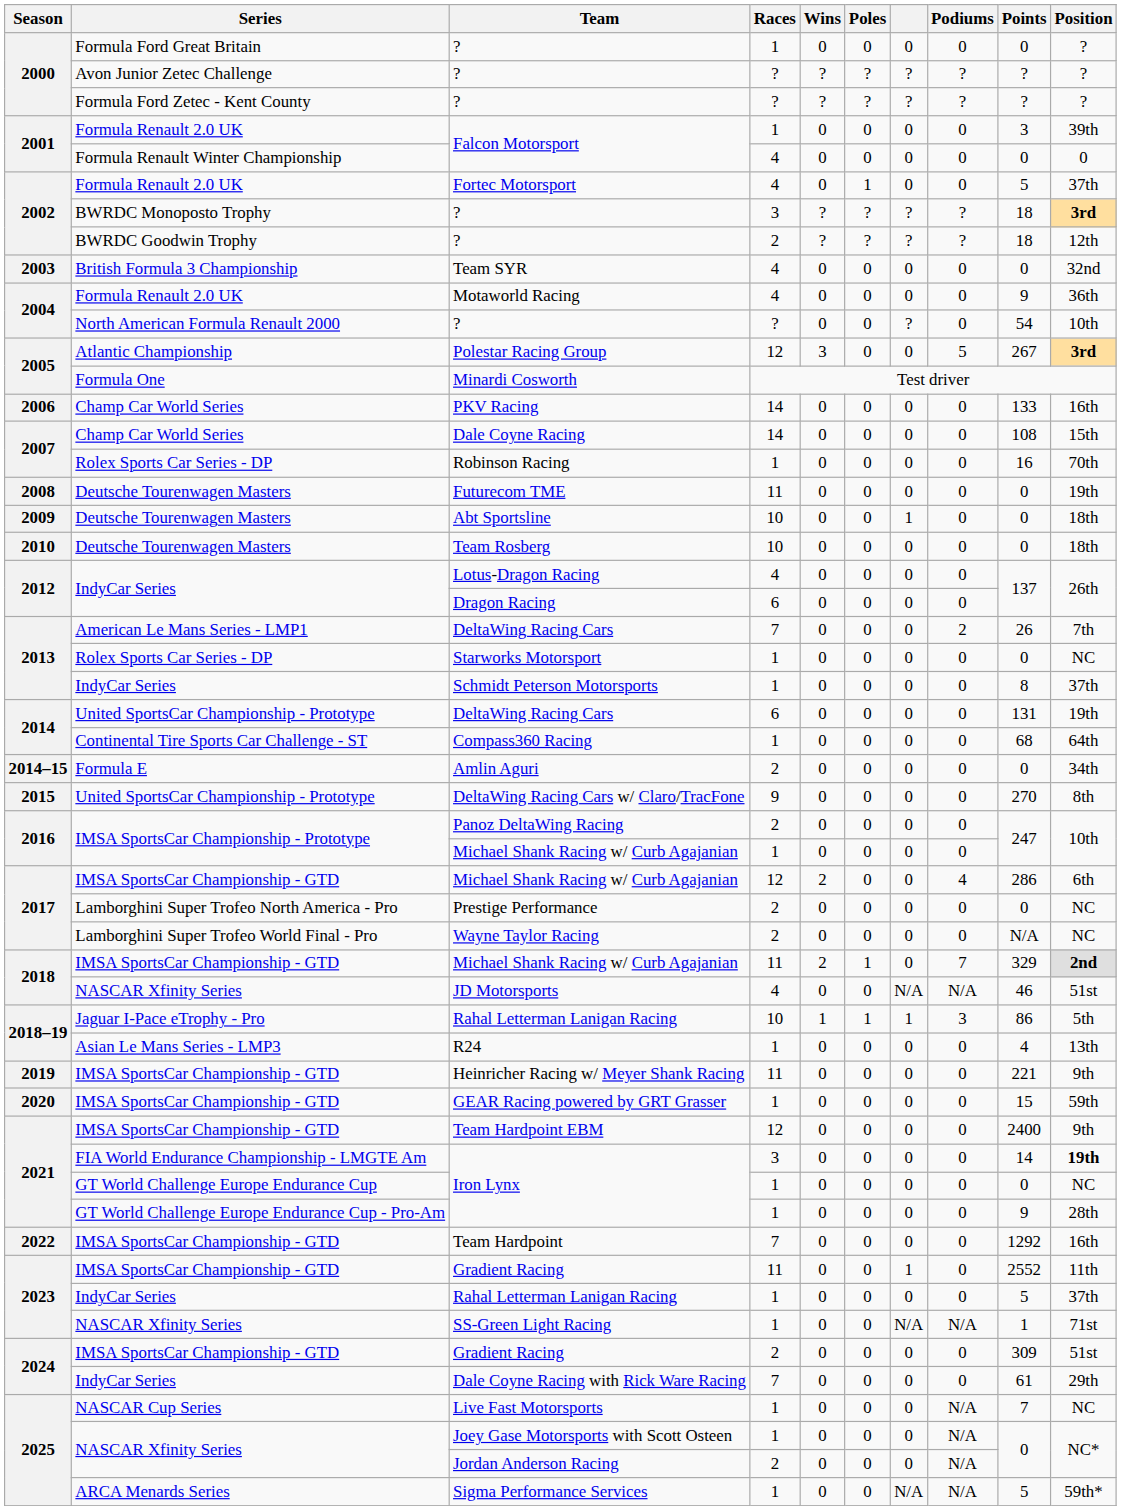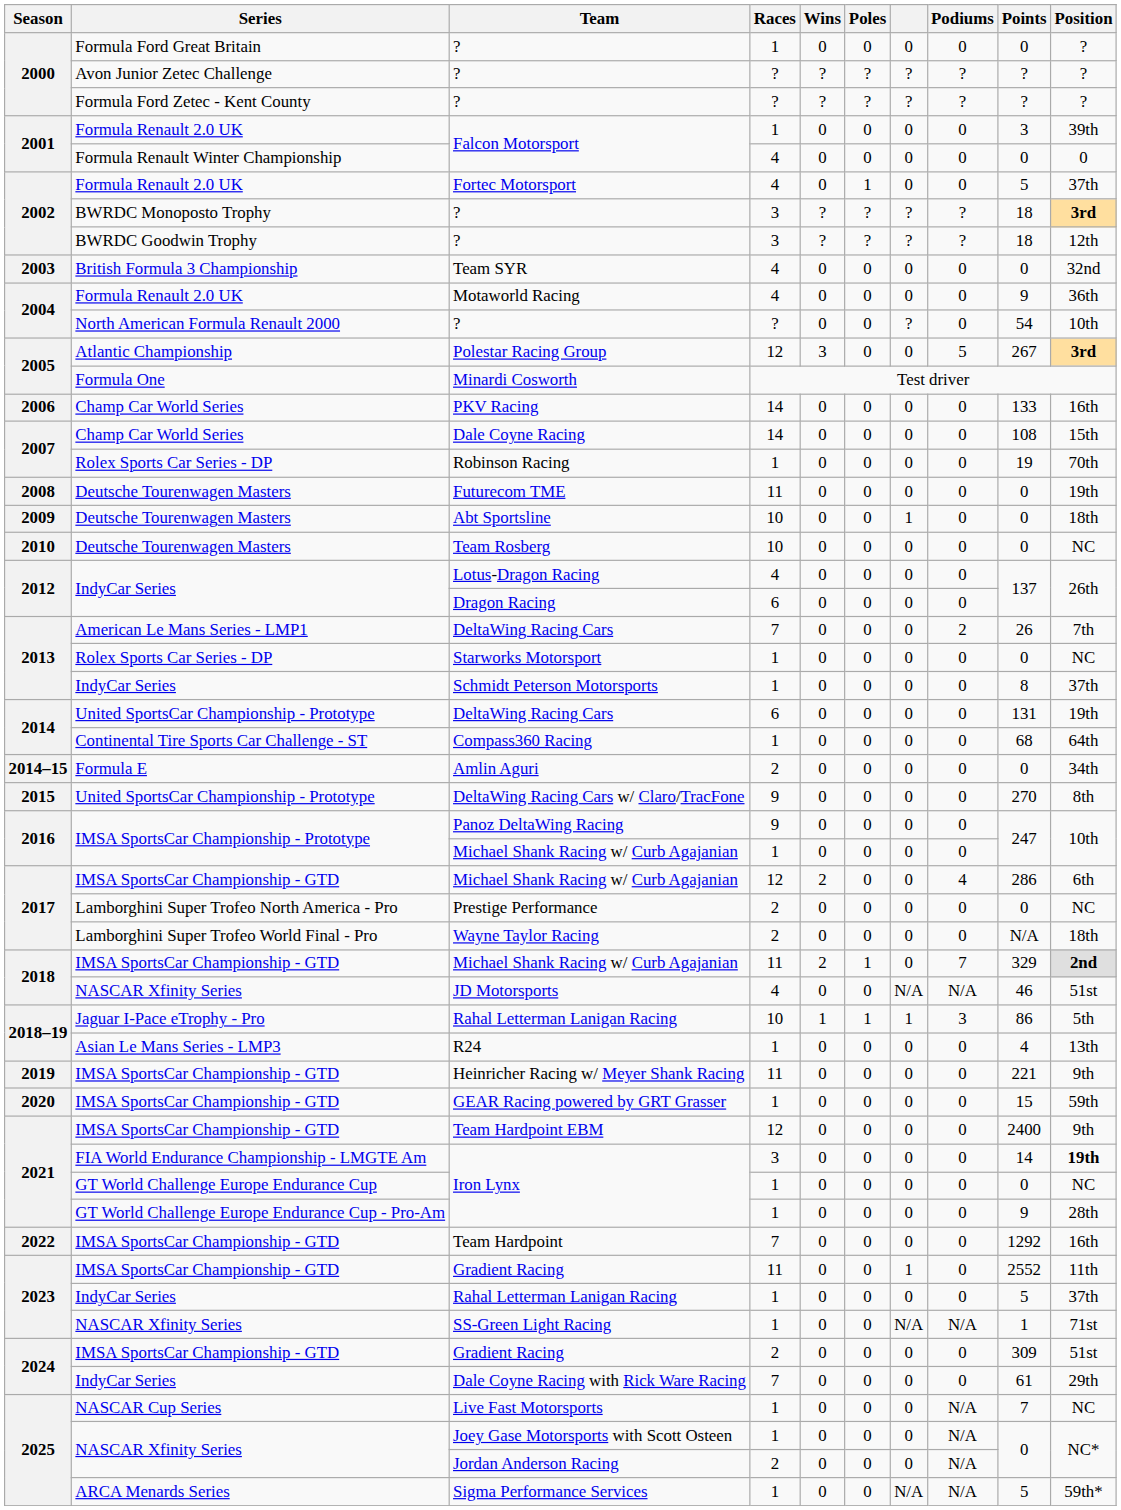(775, 241) 2 -> (775, 241) 3
(1024, 463) 16 -> (1024, 463) 19
(1083, 546) 18th -> (1083, 546) NC
(775, 824) 2 -> (775, 824) 9
(1083, 935) NC -> (1083, 935) 18th
